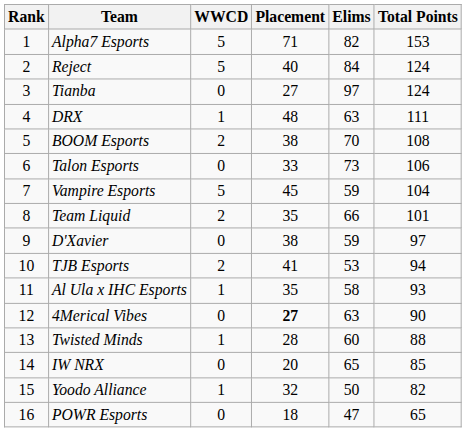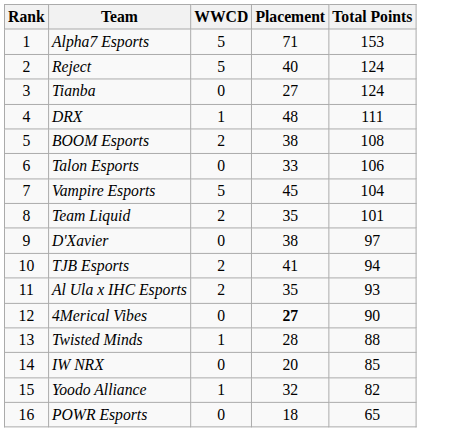- column: (351, 16)
(221, 290) 1 -> (221, 290) 2
